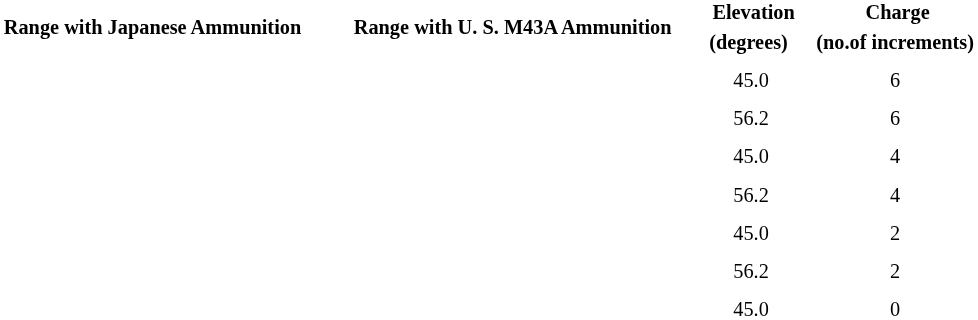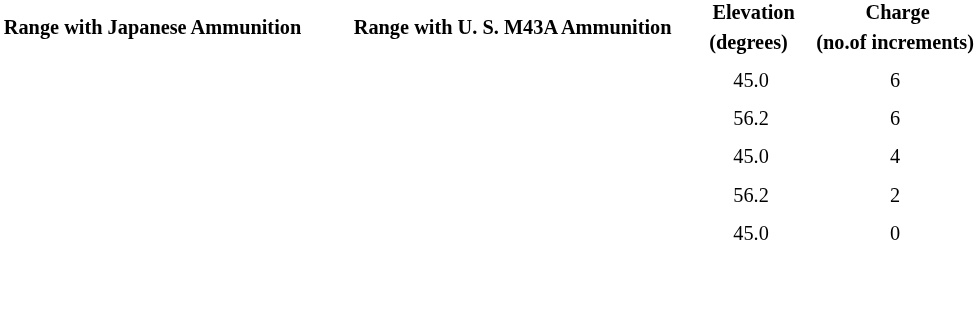- row: (751, 195)
- row: (751, 233)
